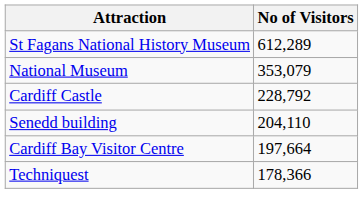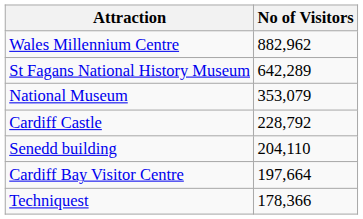+ row: (94, 44)
(284, 44) 612,289 -> (284, 70) 642,289
